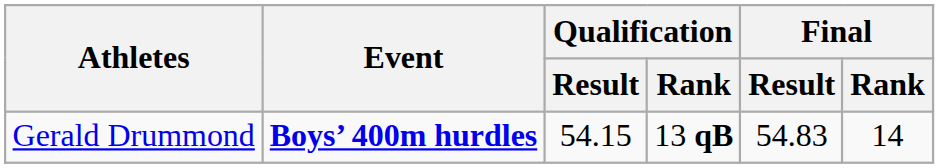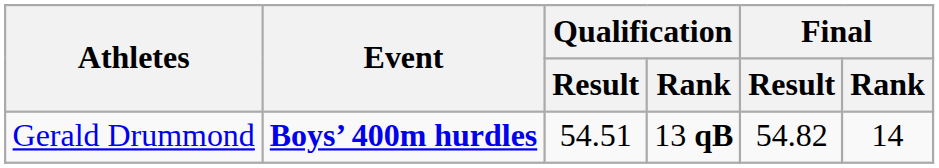(596, 136) 54.15 -> (596, 136) 54.51
(792, 136) 54.83 -> (792, 136) 54.82
